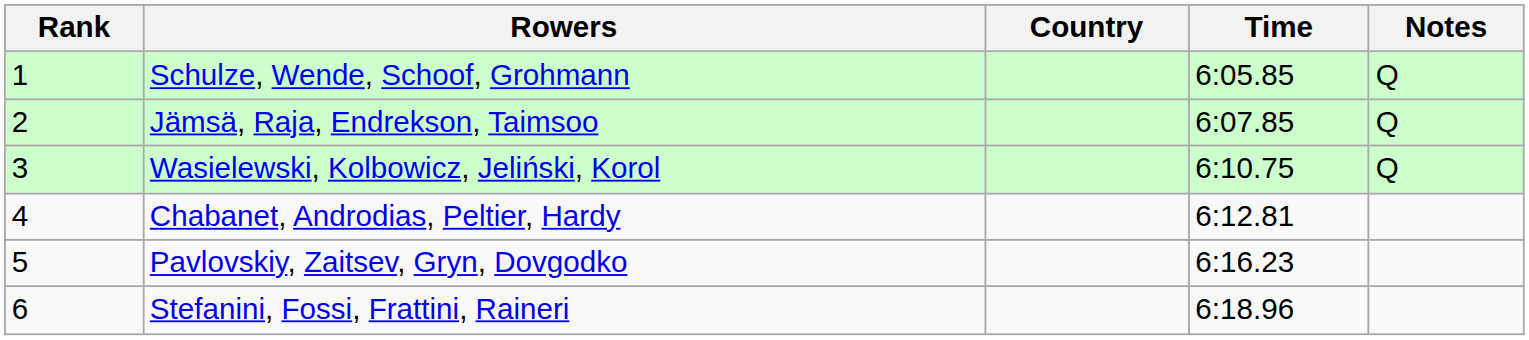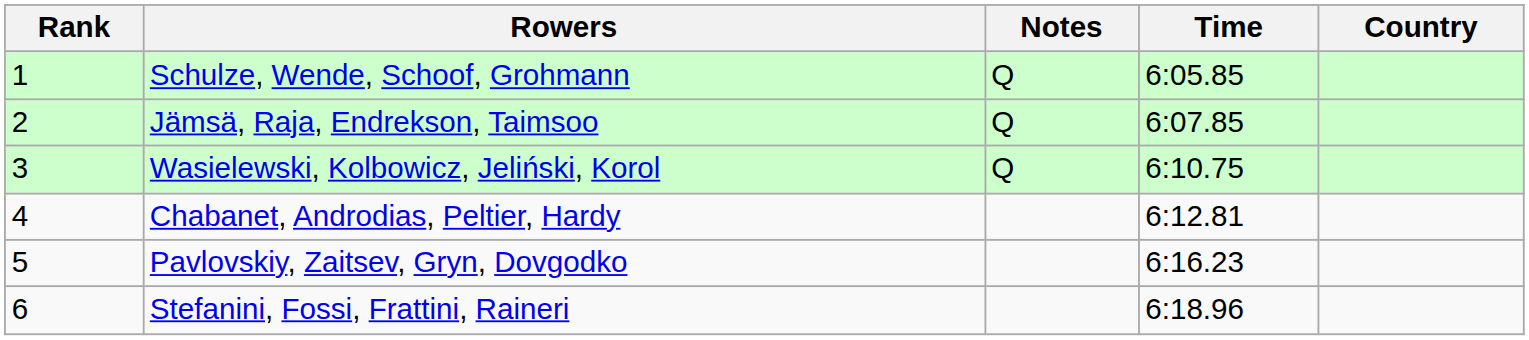columns swapped: (1087, 27) <-> (1446, 27)
